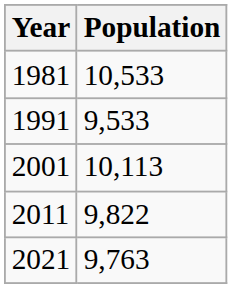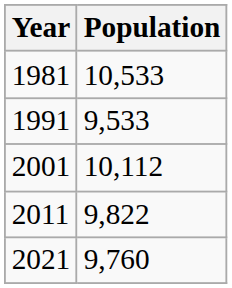(123, 167) 10,113 -> (123, 167) 10,112
(117, 259) 9,763 -> (117, 259) 9,760
